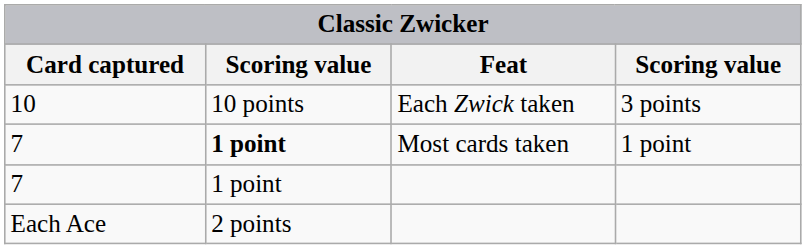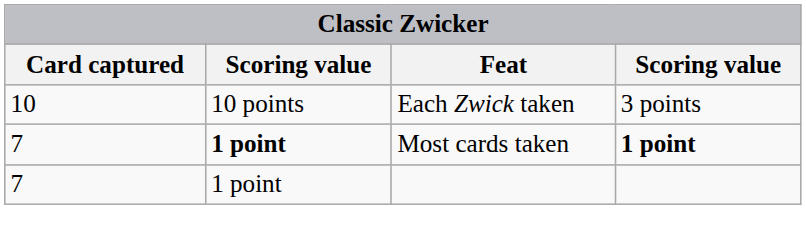(656, 143) normal -> (658, 143) bold
- row: (58, 223)
